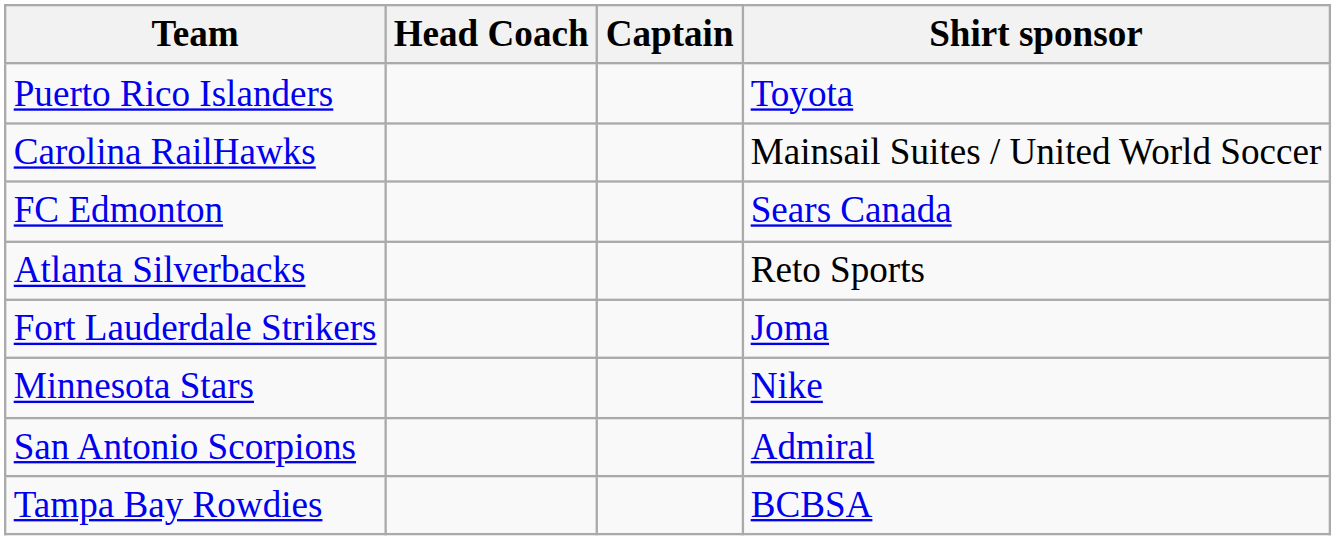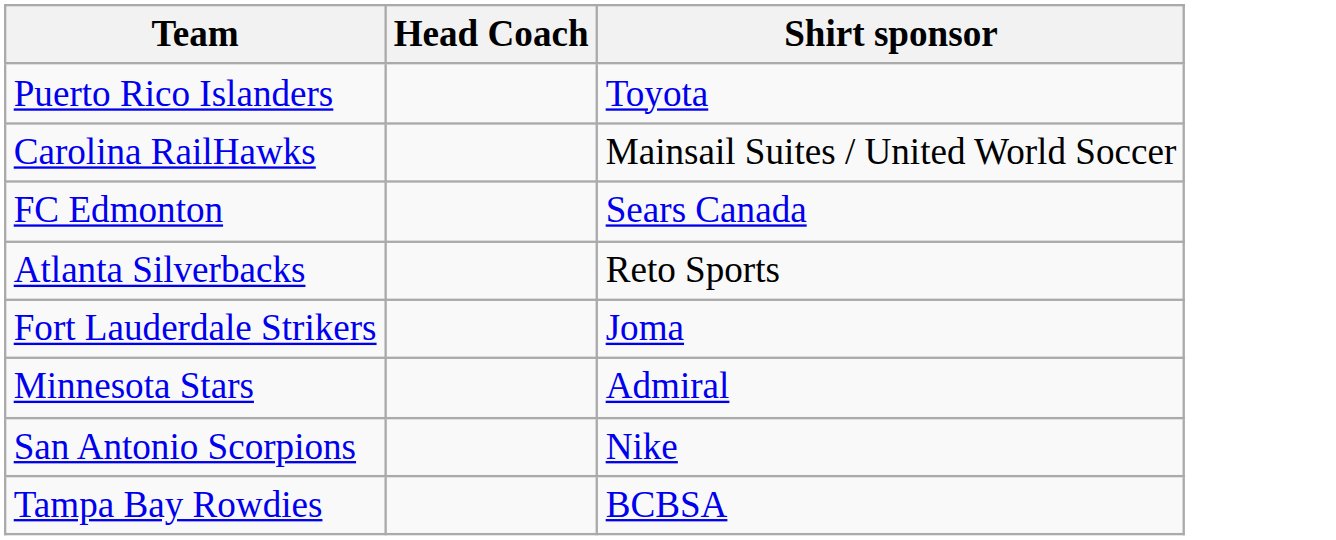- column: (670, 33)
(787, 387) Nike -> (668, 387) Admiral
(813, 446) Admiral -> (642, 446) Nike
